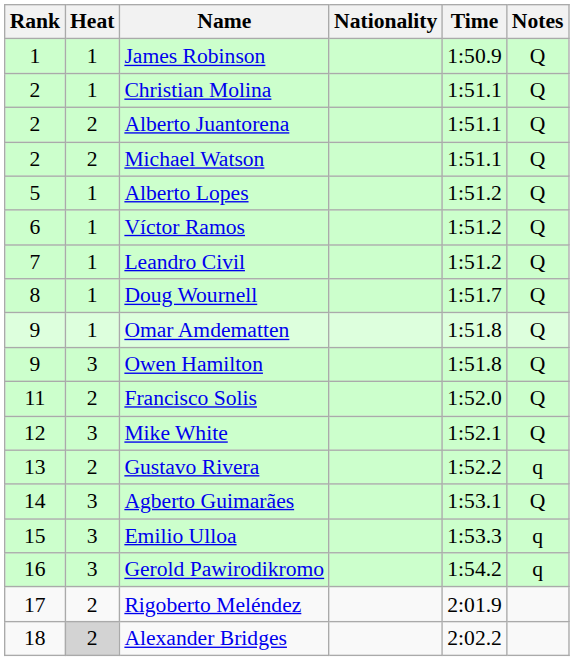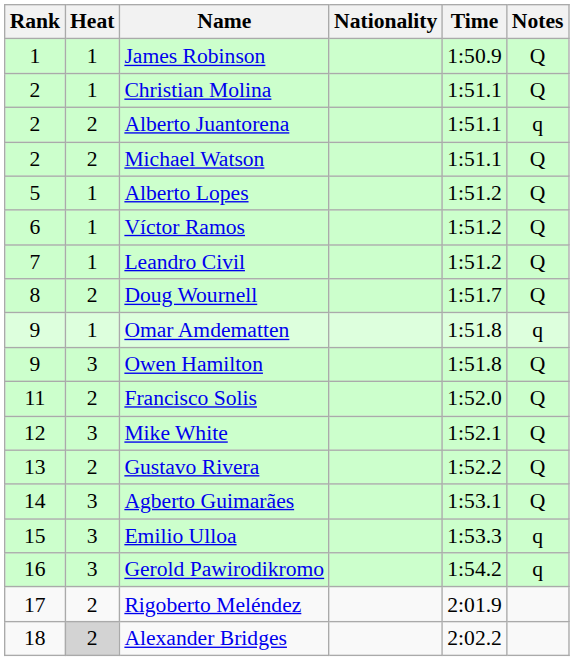(538, 124) Q -> (538, 124) q
(92, 295) 1 -> (92, 295) 2
(538, 329) Q -> (538, 329) q
(538, 466) q -> (538, 466) Q
